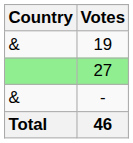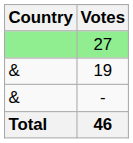rows swapped: (103, 71) <-> (103, 44)
